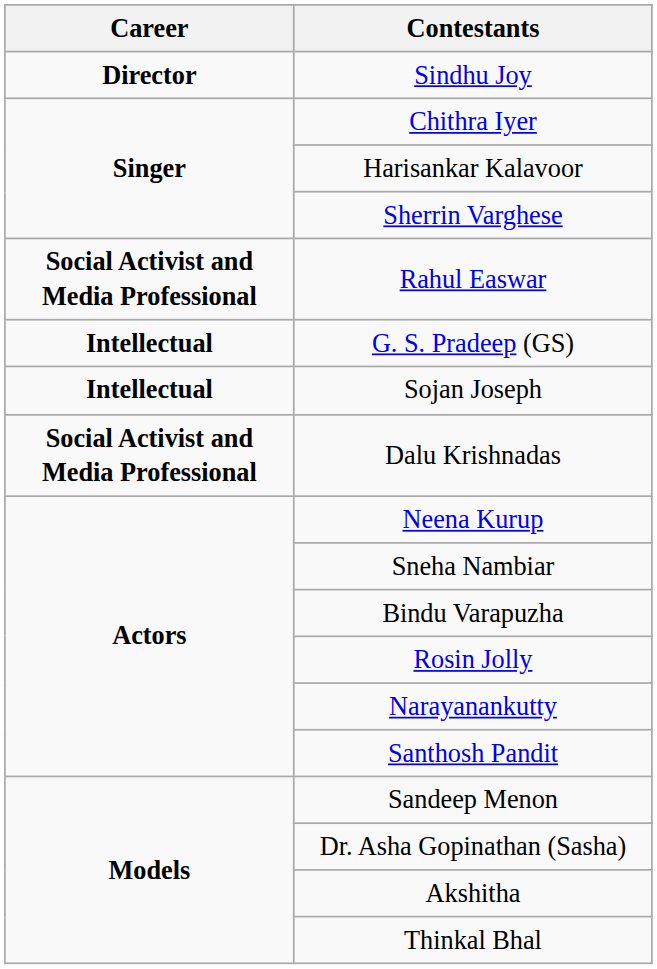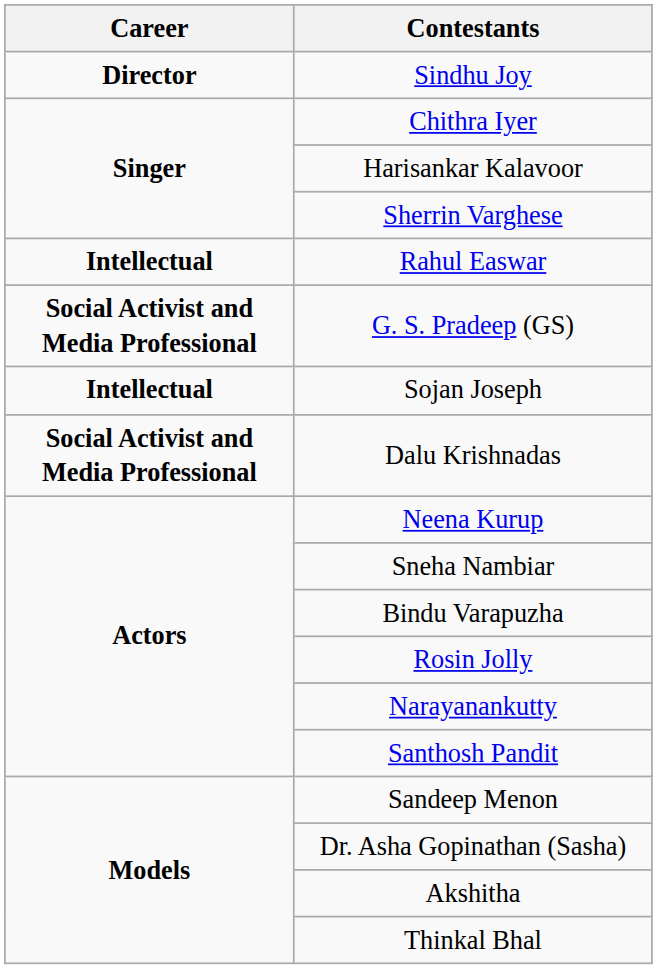(149, 279) Social Activist and Media Professional -> (149, 262) Intellectual
(149, 343) Intellectual -> (149, 326) Social Activist and Media Professional
